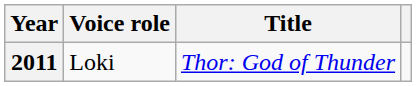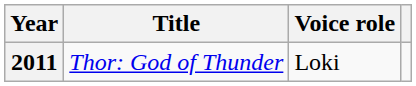columns swapped: (288, 23) <-> (120, 23)
